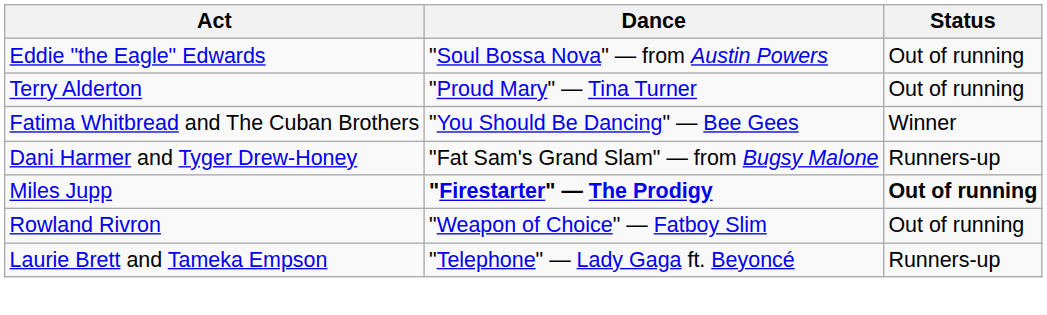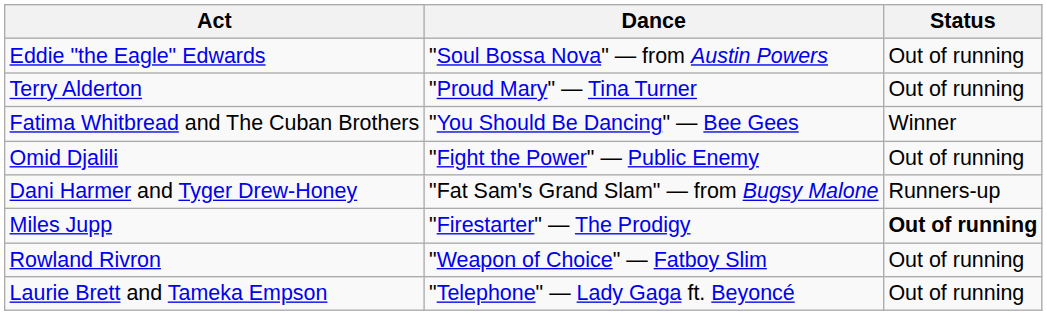+ row: (64, 157)
(571, 191) bold -> (560, 225) normal
(944, 259) Runners-up -> (956, 293) Out of running
